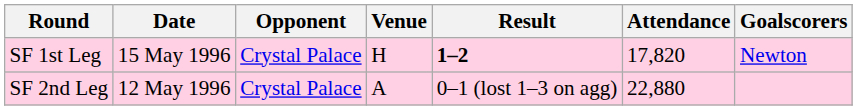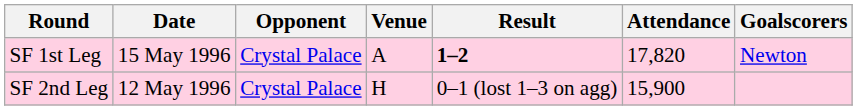(379, 54) H -> (379, 54) A
(379, 88) A -> (379, 88) H
(656, 88) 22,880 -> (656, 88) 15,900
